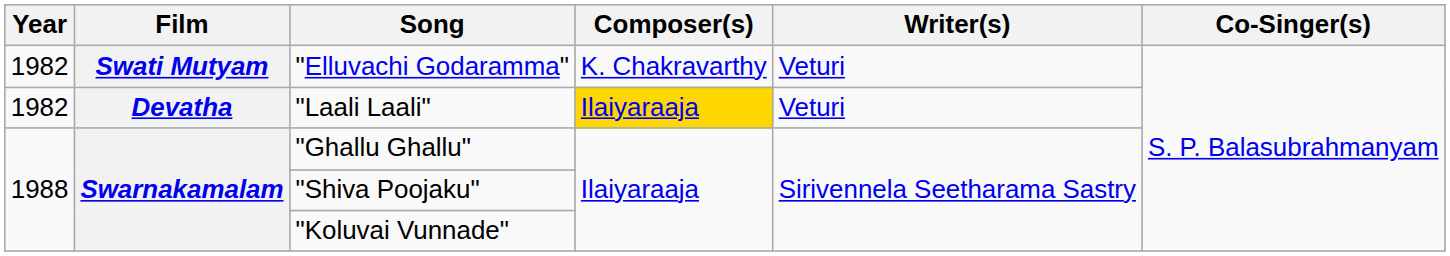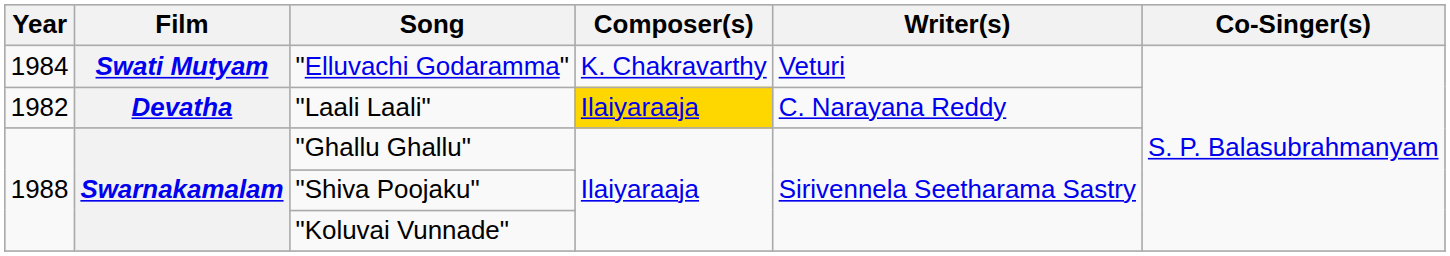(40, 66) 1982 -> (40, 66) 1984
(812, 107) Veturi -> (892, 107) C. Narayana Reddy
